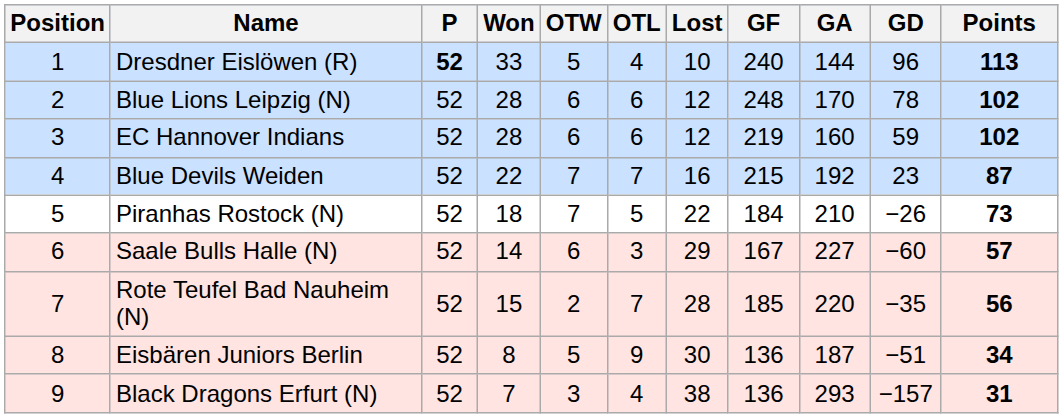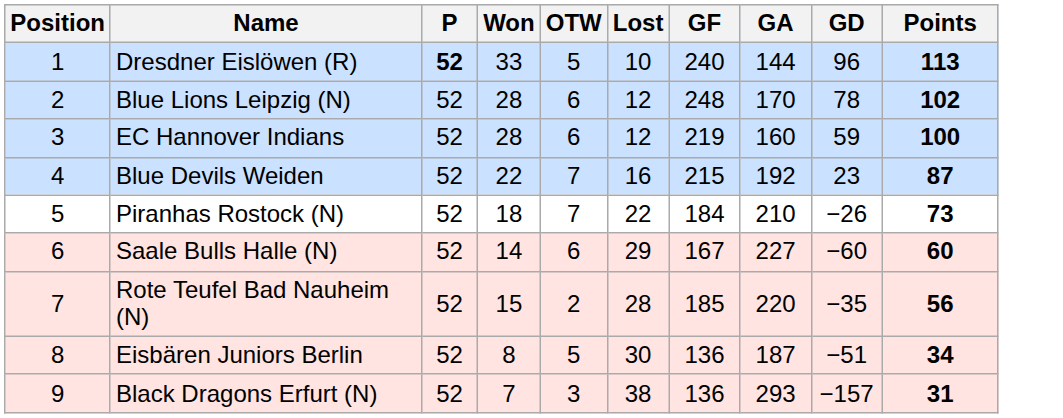- column: (637, 23)
(999, 137) 102 -> (940, 137) 100
(999, 251) 57 -> (940, 251) 60
